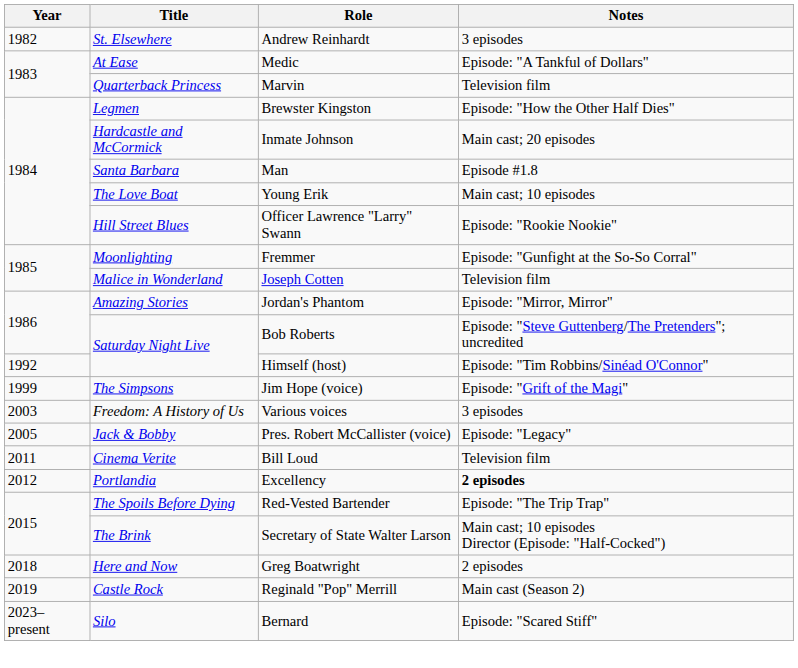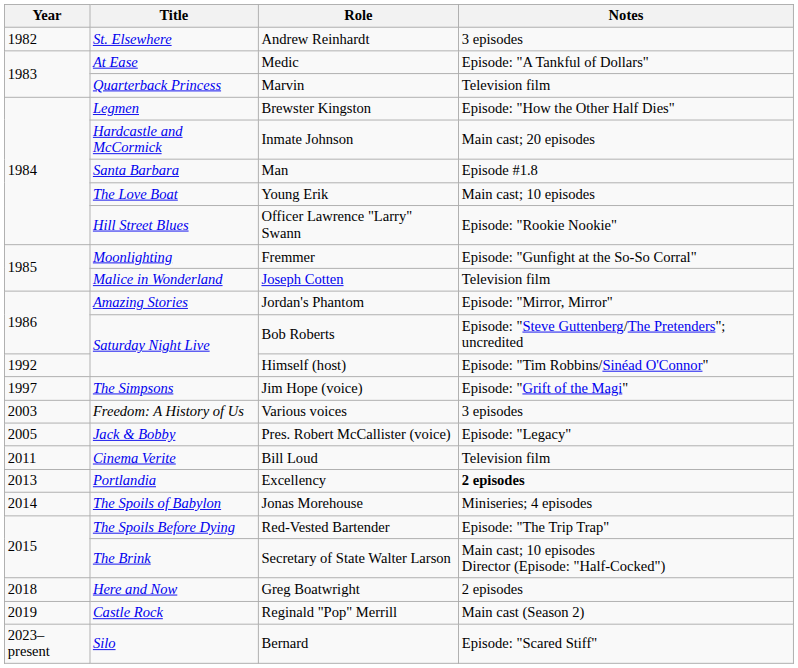(22, 388) 1999 -> (22, 388) 1997
(22, 480) 2012 -> (22, 480) 2013
+ row: (312, 503)
